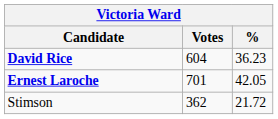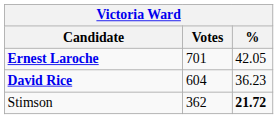rows swapped: (53, 80) <-> (40, 59)
(251, 102) normal -> (251, 102) bold
